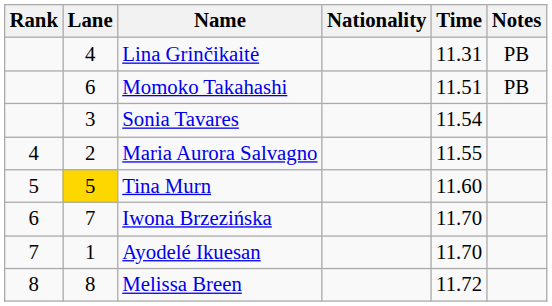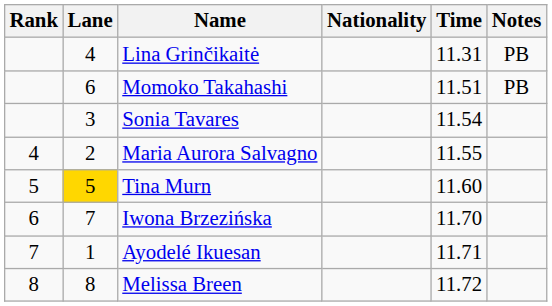(459, 251) 11.70 -> (459, 251) 11.71
